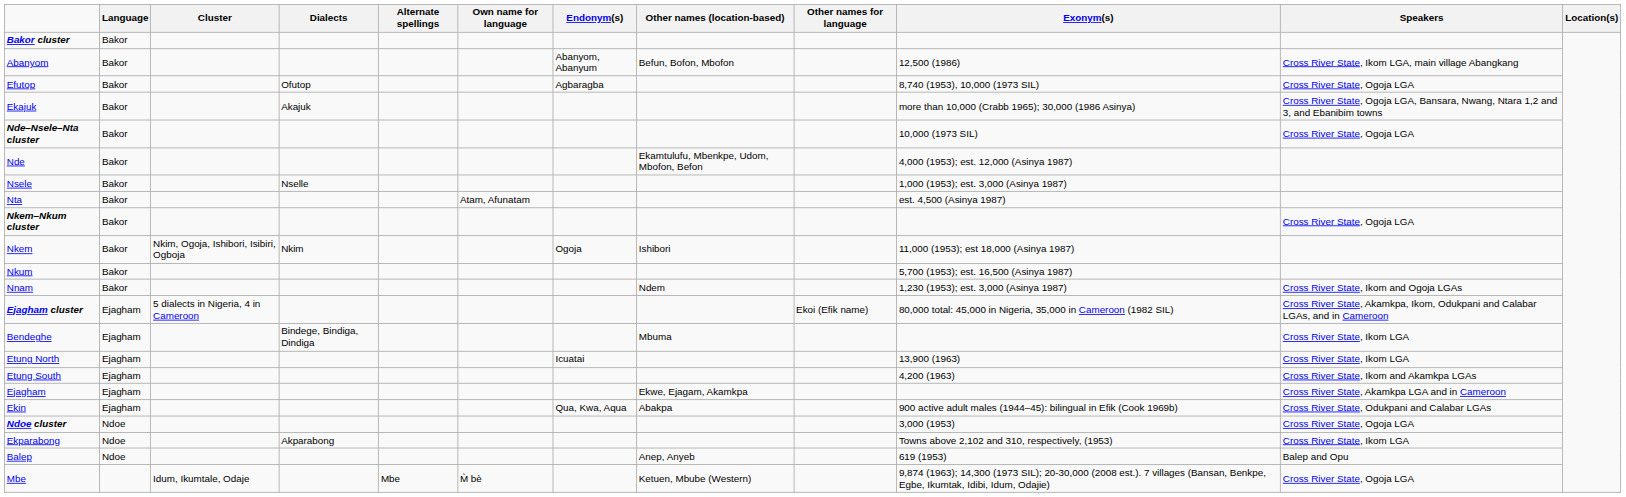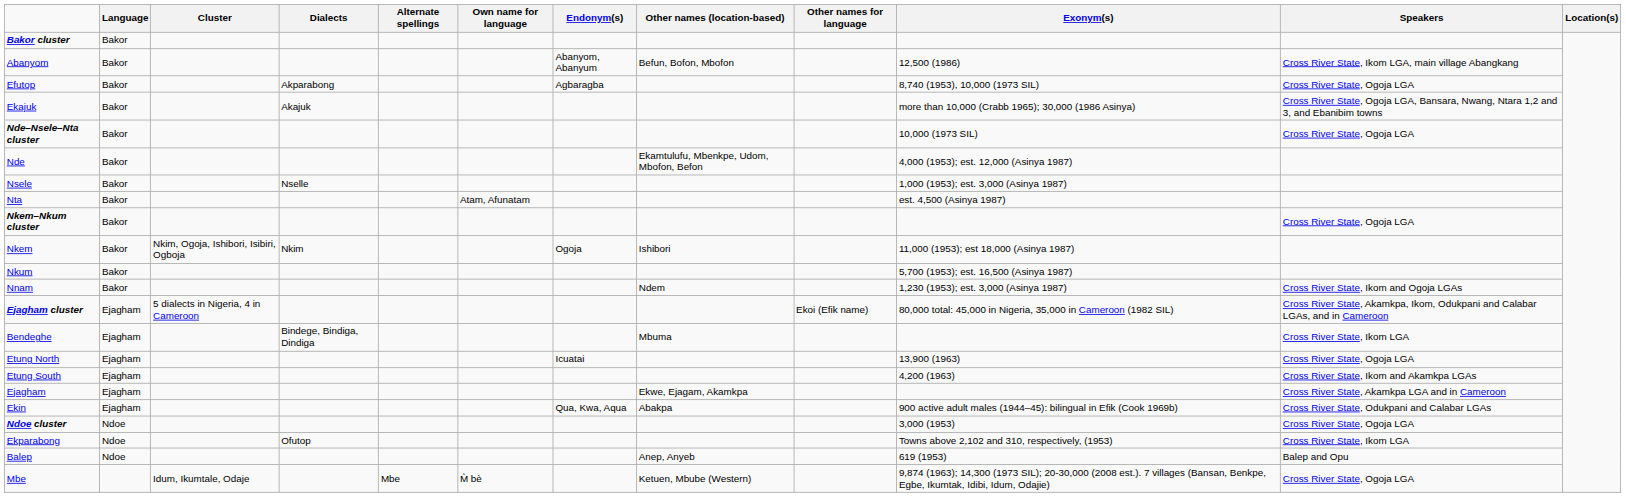(296, 84) Ofutop -> (308, 84) Akparabong
(1346, 359) Cross River State, Ikom LGA -> (1348, 359) Cross River State, Ogoja LGA
(308, 440) Akparabong -> (296, 440) Ofutop
